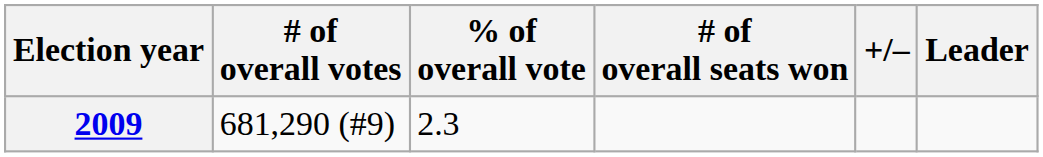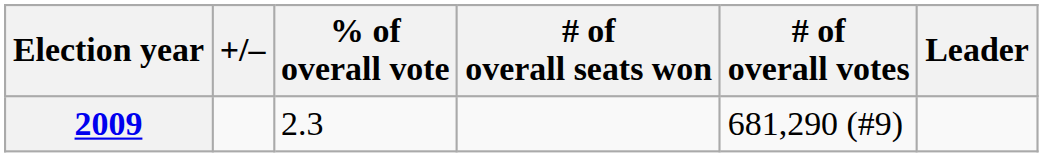columns swapped: (311, 50) <-> (887, 50)
